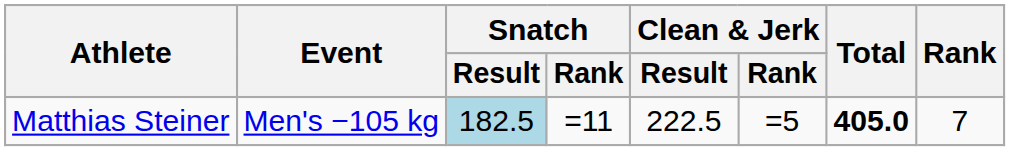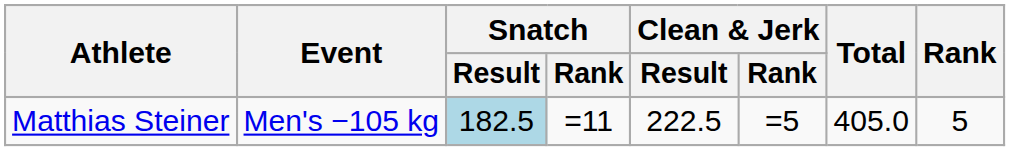(871, 122) bold -> (871, 122) normal
(960, 122) 7 -> (960, 122) 5
